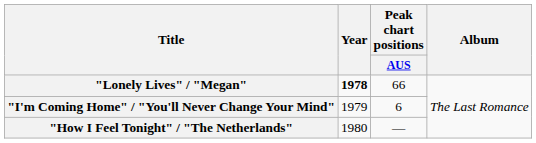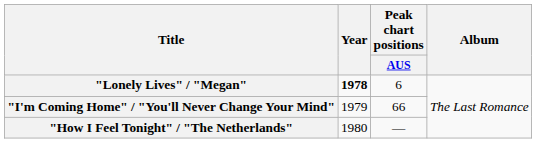(399, 85) 66 -> (399, 85) 6
(399, 106) 6 -> (399, 106) 66
